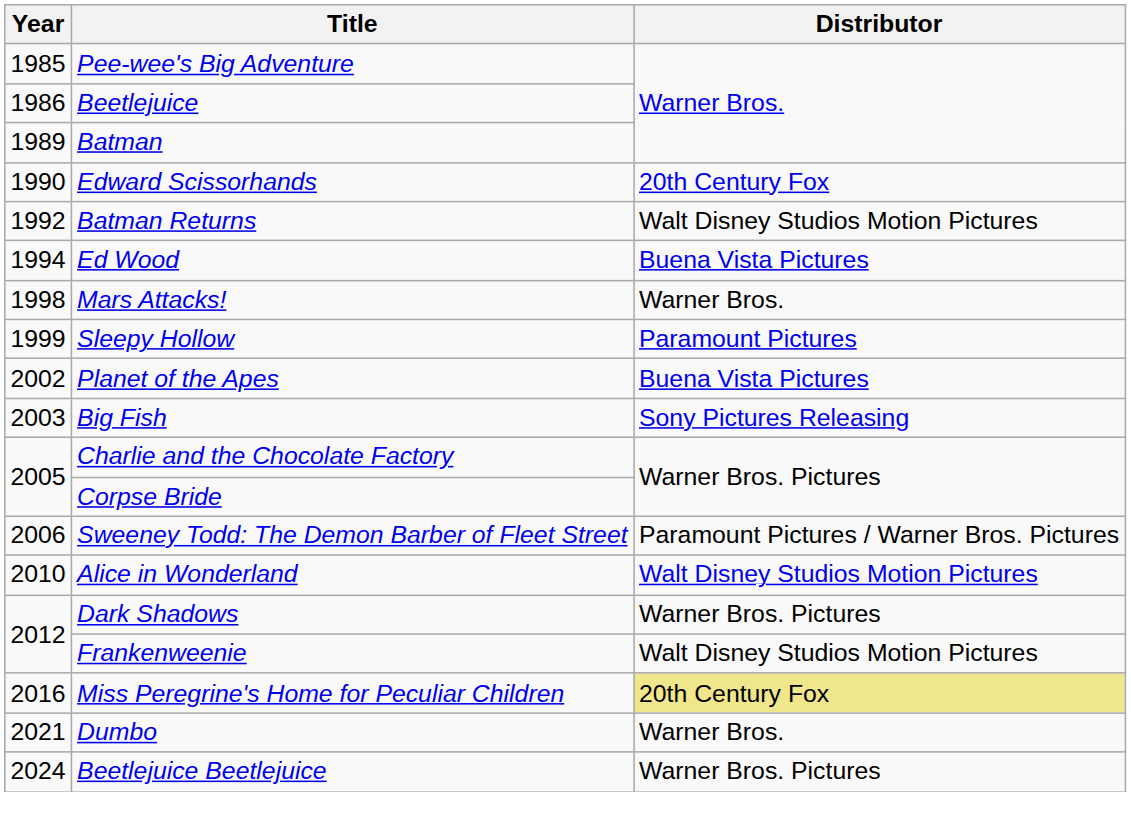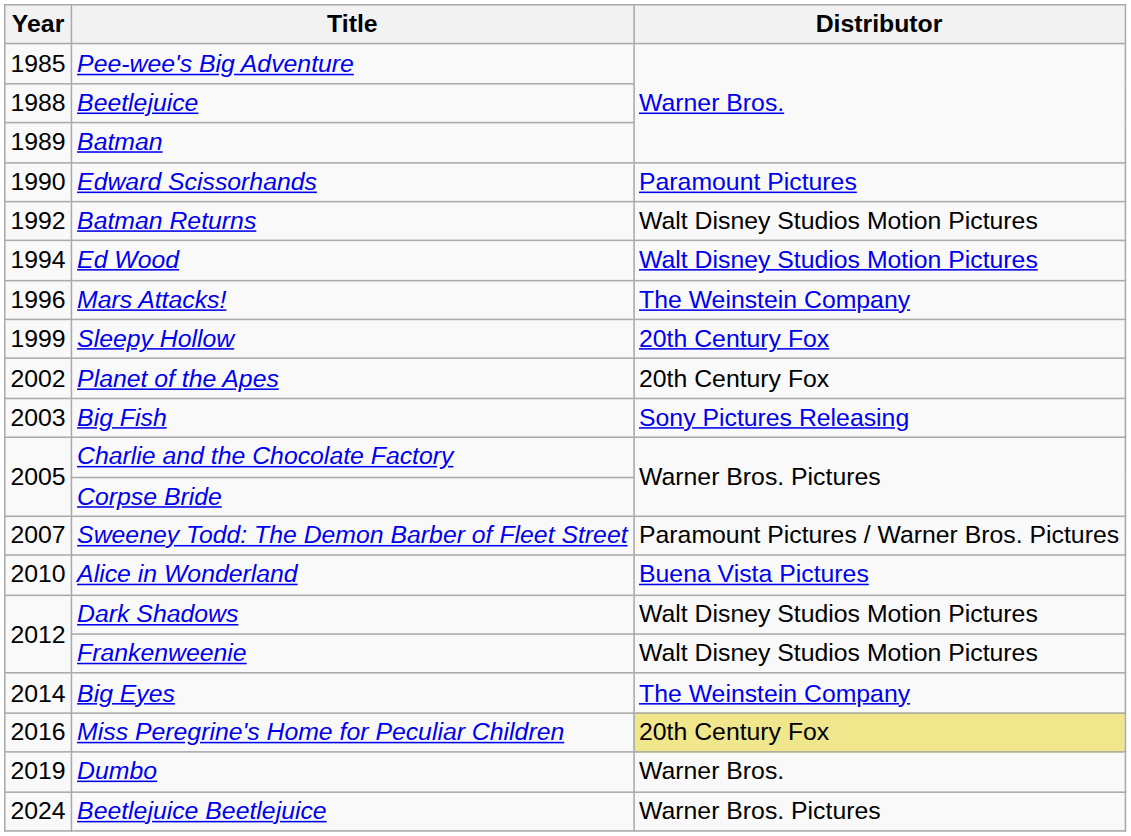(38, 102) 1986 -> (38, 102) 1988
(734, 181) 20th Century Fox -> (748, 181) Paramount Pictures
(754, 260) Buena Vista Pictures -> (838, 260) Walt Disney Studios Motion Pictures
(38, 299) 1998 -> (38, 299) 1996
(712, 299) Warner Bros. -> (775, 299) The Weinstein Company
(748, 338) Paramount Pictures -> (734, 338) 20th Century Fox
(754, 378) Buena Vista Pictures -> (734, 378) 20th Century Fox
(38, 535) 2006 -> (38, 535) 2007
(838, 574) Walt Disney Studios Motion Pictures -> (754, 574) Buena Vista Pictures
(760, 614) Warner Bros. Pictures -> (838, 614) Walt Disney Studios Motion Pictures
+ row: (126, 692)
(38, 732) 2021 -> (38, 771) 2019
